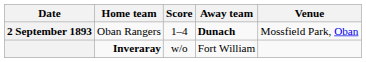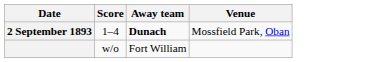- column: (129, 13)
